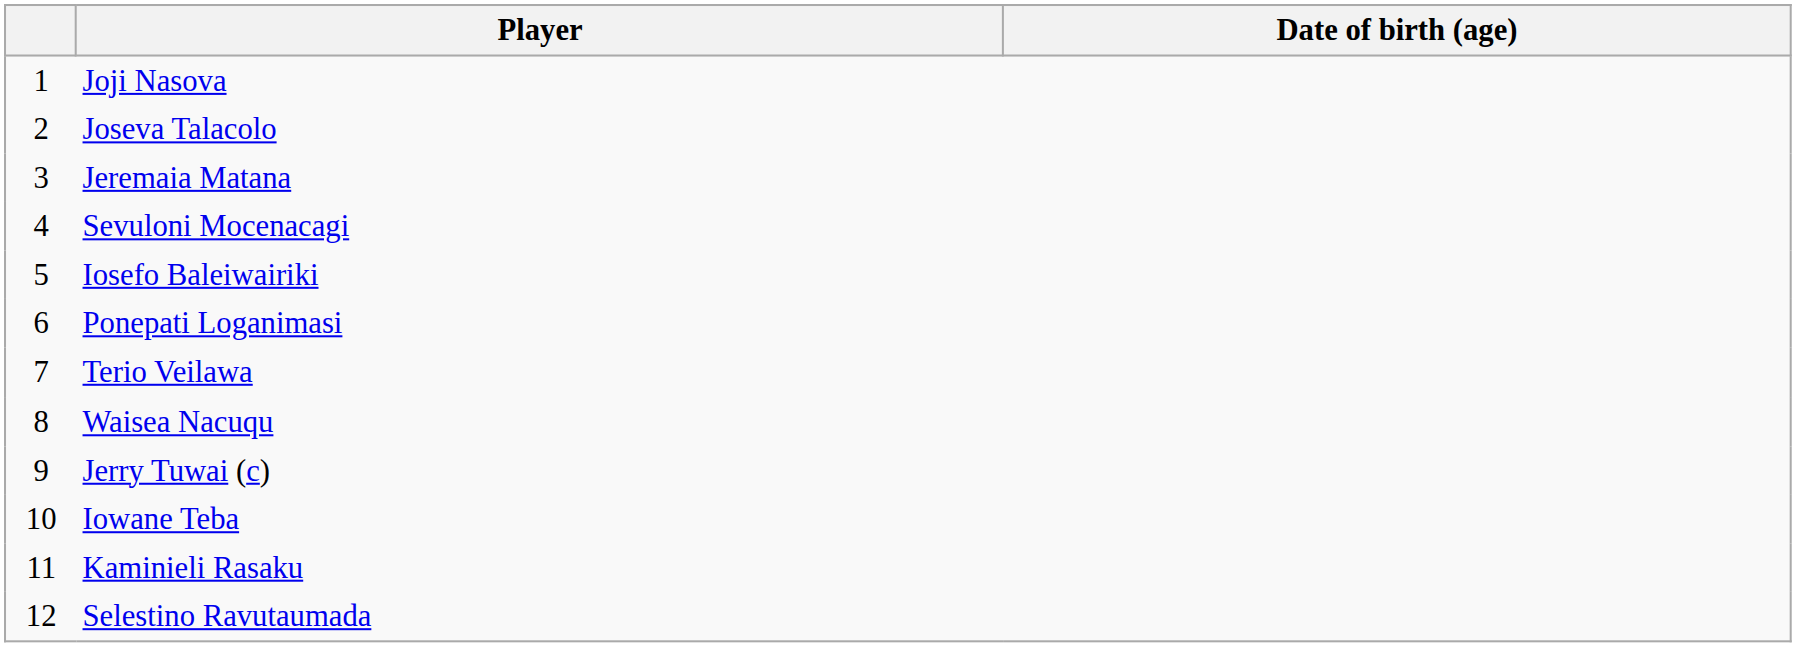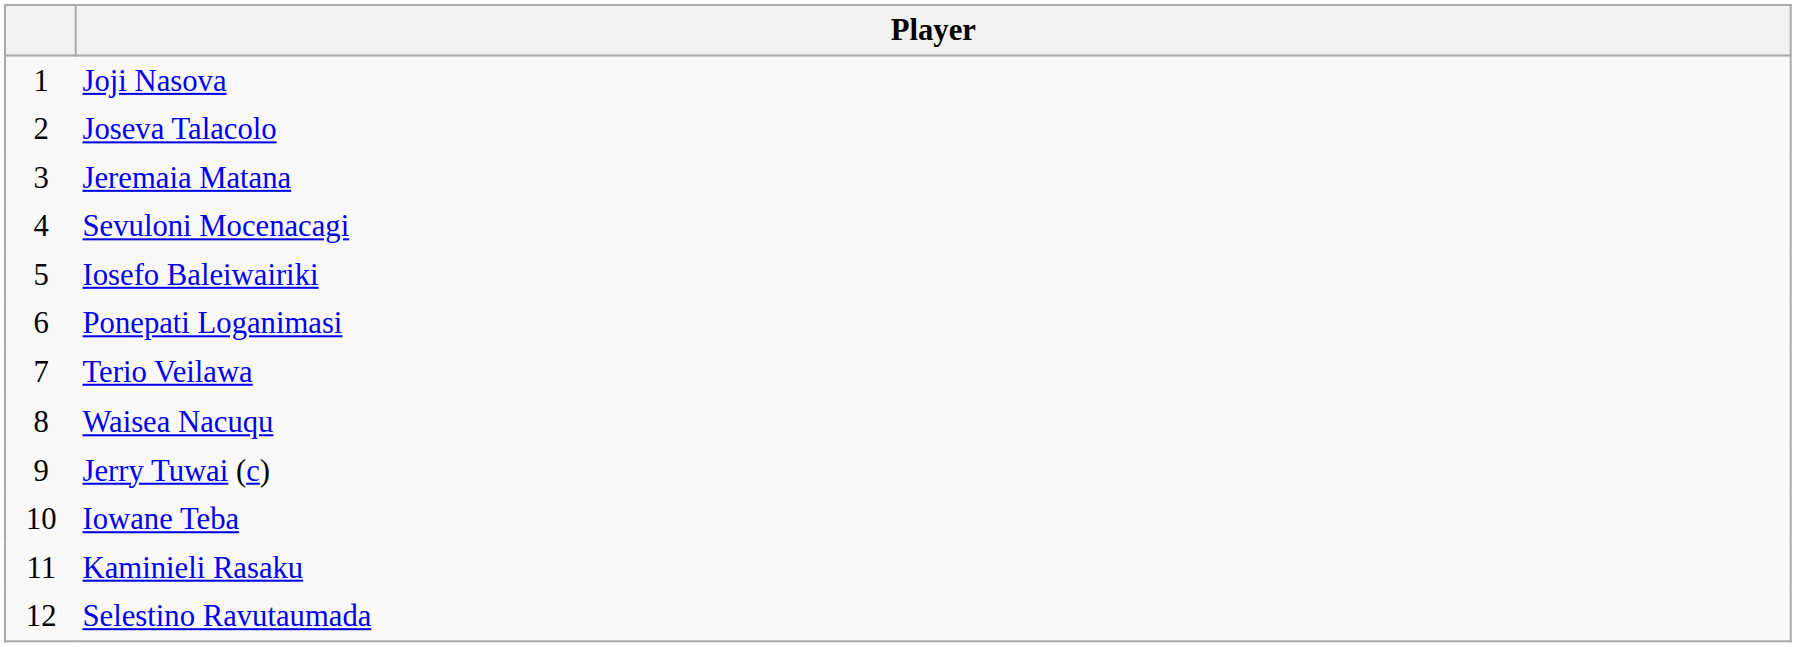- column: (1397, 30)
